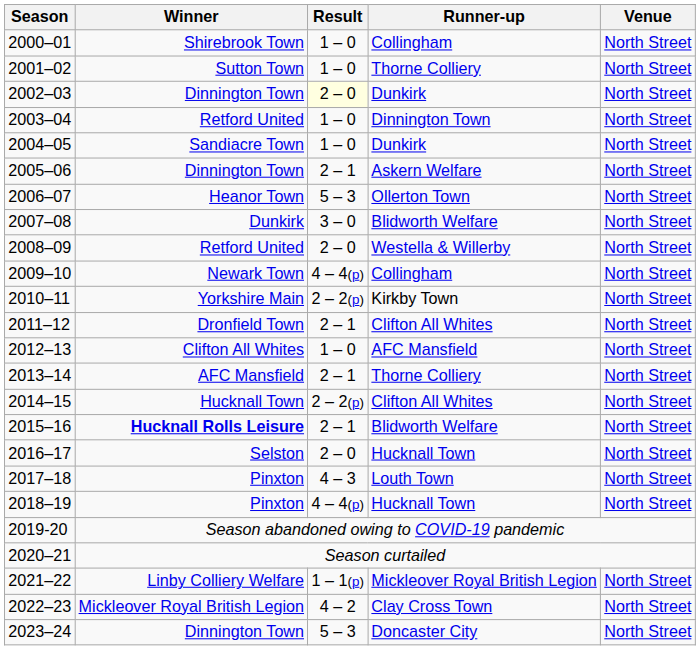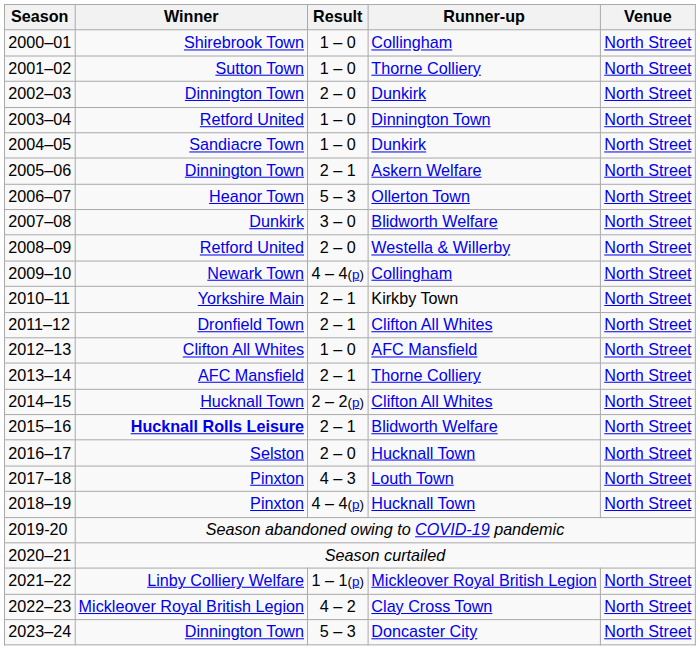(338, 94) lightyellow background -> (338, 94) no background
(338, 299) 2 – 2(p) -> (338, 299) 2 – 1
